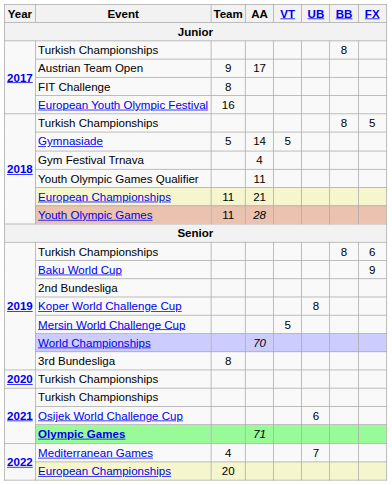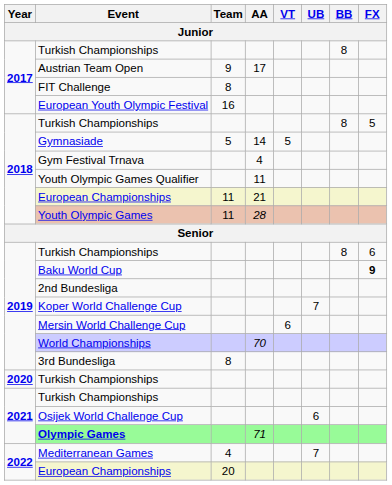(372, 270) normal -> (372, 270) bold
(316, 306) 8 -> (316, 306) 7
(288, 325) 5 -> (288, 325) 6
